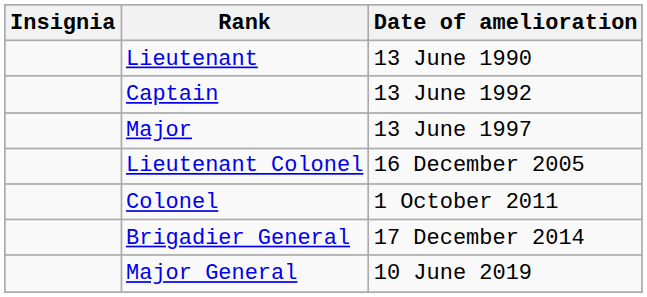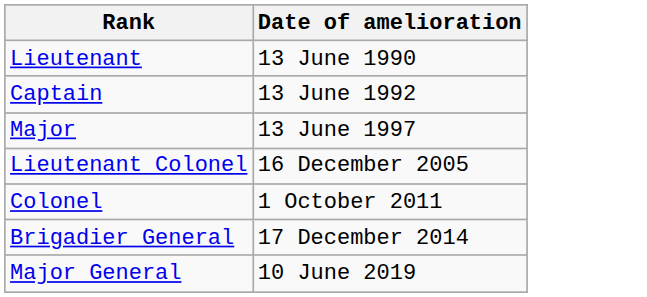- column: (63, 23)
